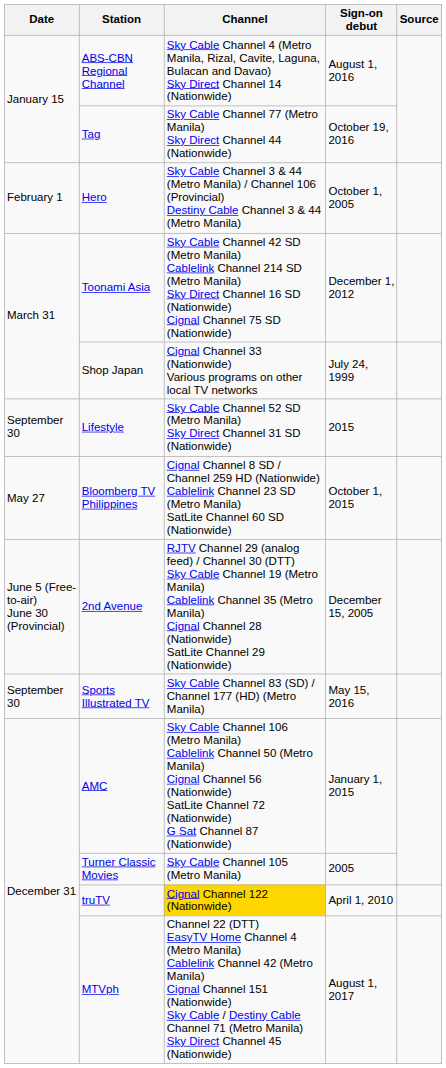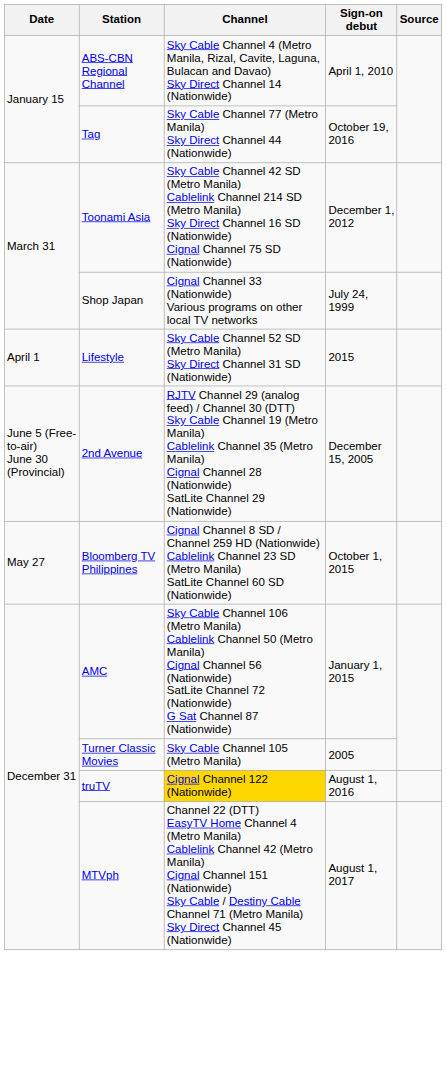(353, 70) August 1, 2016 -> (361, 70) April 1, 2010
- row: (94, 198)
(35, 427) September 30 -> (23, 357) April 1
rows swapped: (118, 497) <-> (112, 606)
- row: (116, 696)
(361, 900) April 1, 2010 -> (353, 786) August 1, 2016
